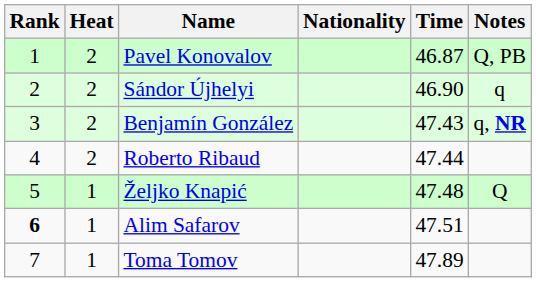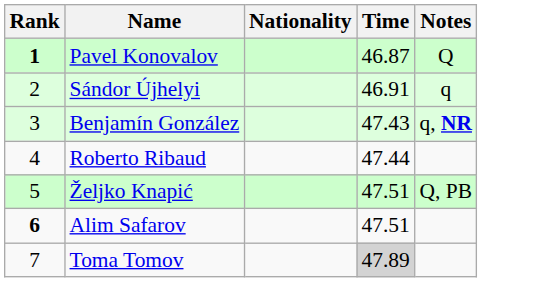- column: (92, 21)
(35, 55) normal -> (35, 55) bold
(500, 55) Q, PB -> (446, 55) Q
(440, 89) 46.90 -> (386, 89) 46.91
(440, 191) 47.48 -> (386, 191) 47.51
(500, 191) Q -> (446, 191) Q, PB
(440, 259) no background -> (386, 259) lightgrey background
